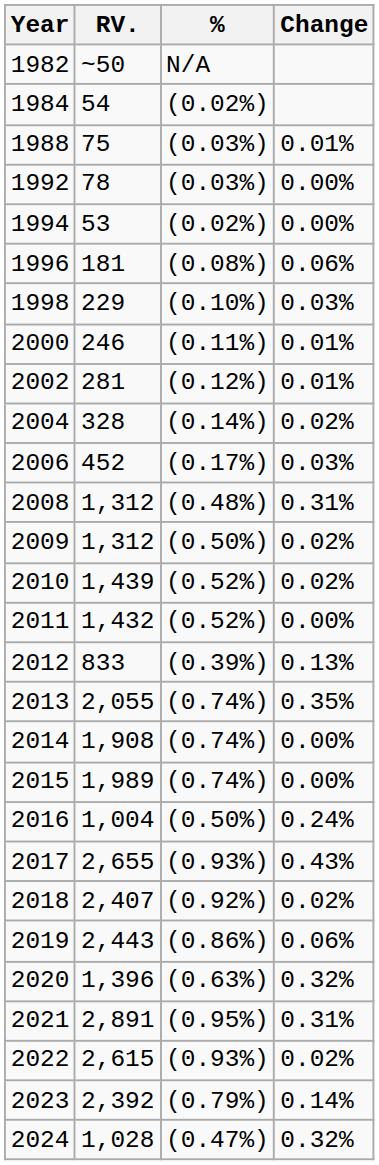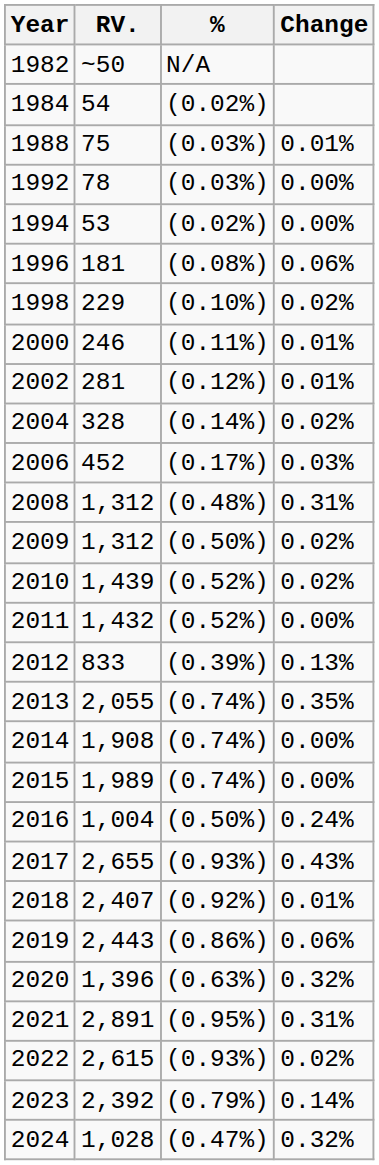(317, 304) 0.03% -> (317, 304) 0.02%
(317, 901) 0.02% -> (317, 901) 0.01%
